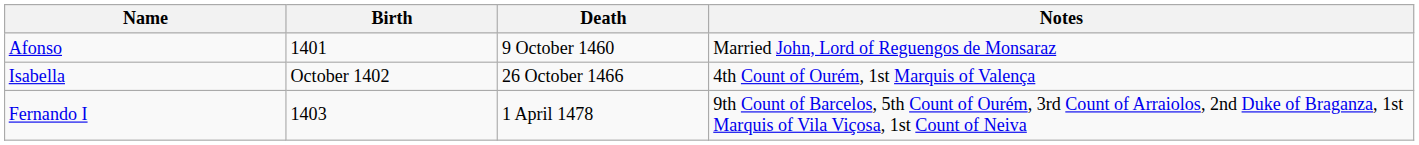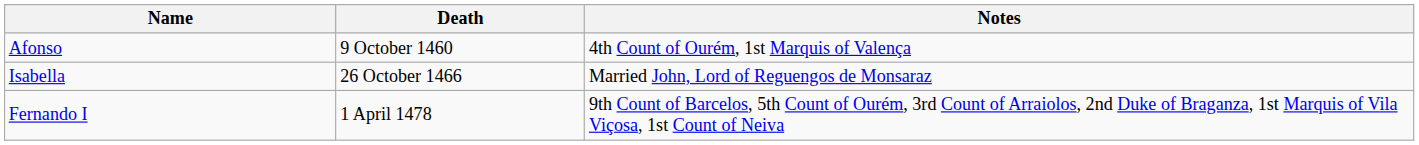- column: (392, 18)
(885, 47) Married John, Lord of Reguengos de Monsaraz -> (750, 47) 4th Count of Ourém, 1st Marquis of Valença
(874, 76) 4th Count of Ourém, 1st Marquis of Valença -> (760, 76) Married John, Lord of Reguengos de Monsaraz
